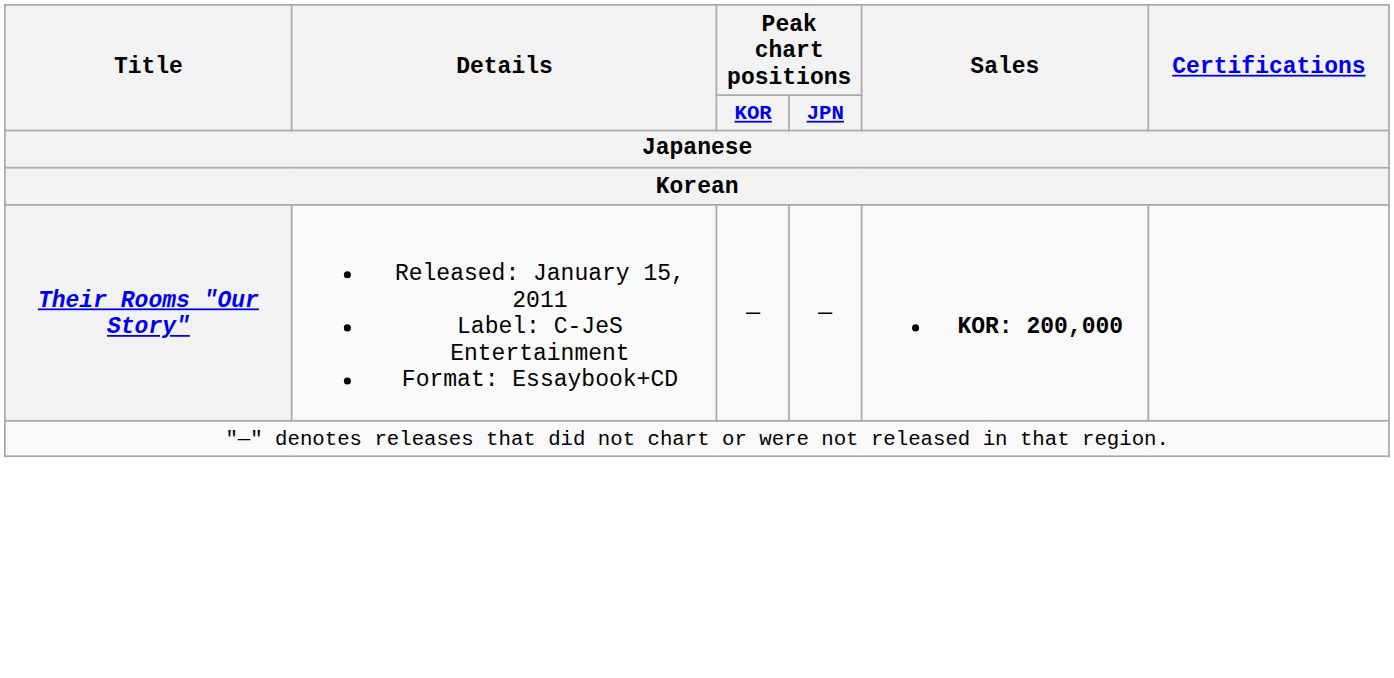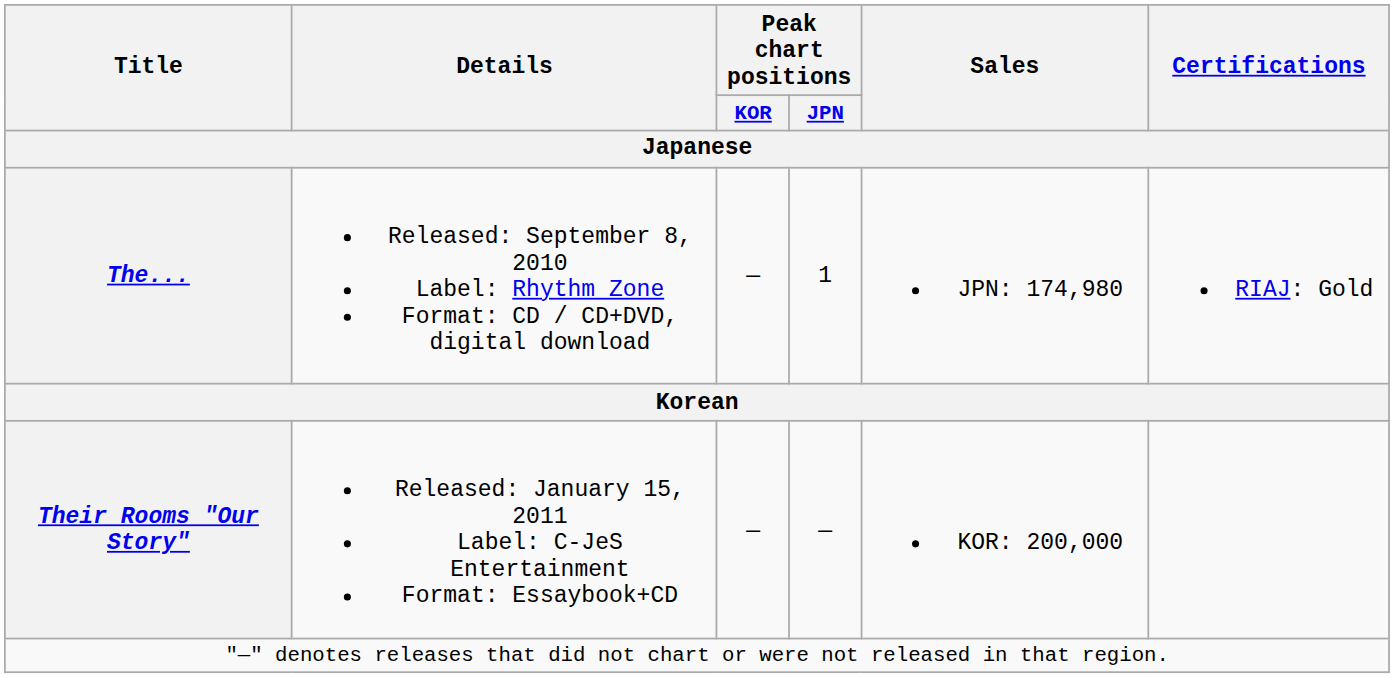+ row: (148, 276)
(1005, 327) bold -> (1005, 543) normal
